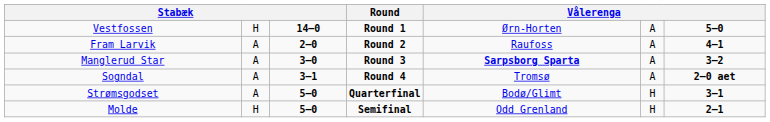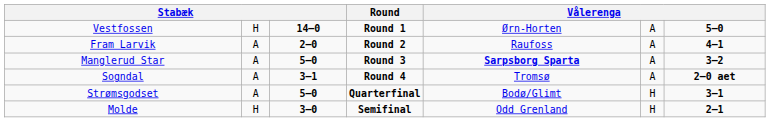(308, 61) 3–0 -> (308, 61) 5–0
(308, 109) 5–0 -> (308, 109) 3–0
